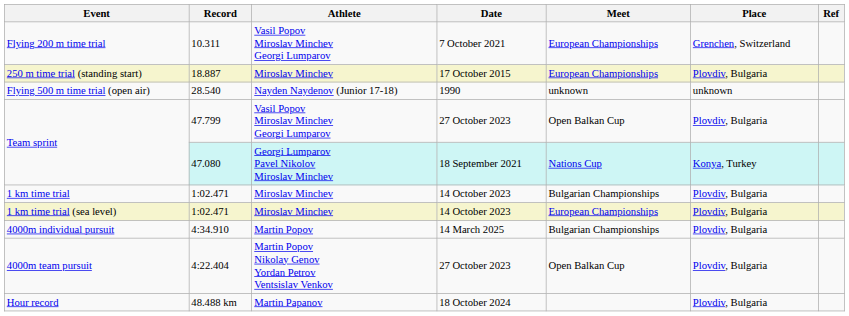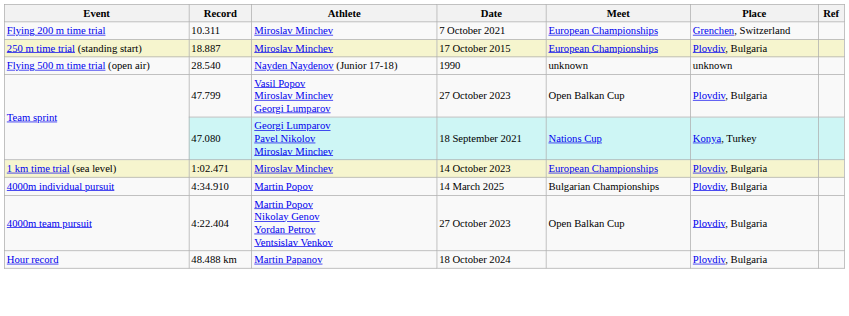(294, 43) Vasil Popov Miroslav Minchev Georgi Lumparov -> (294, 31) Miroslav Minchev
- row: (38, 194)
